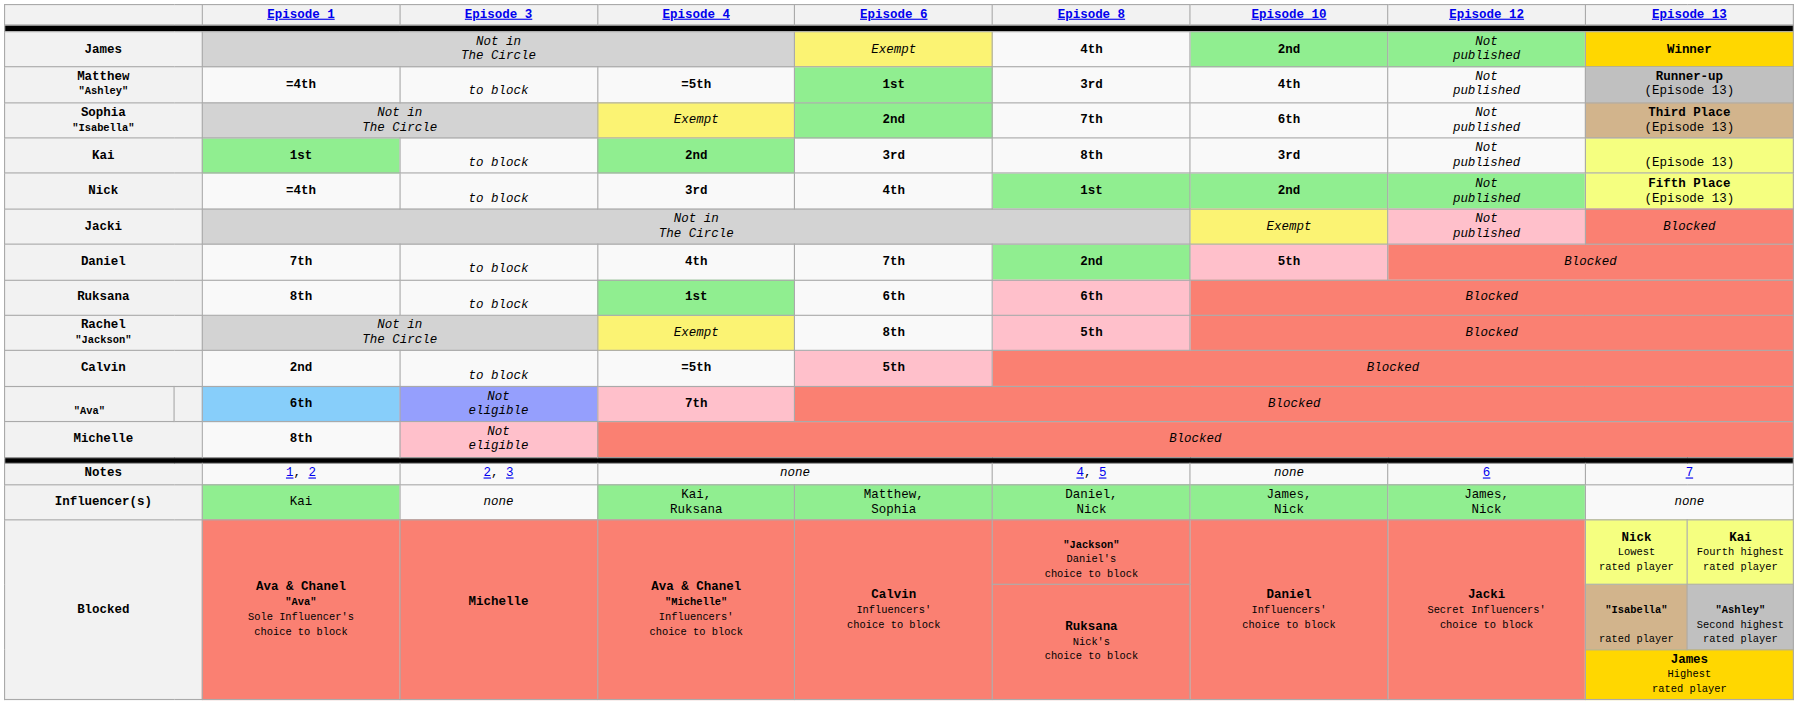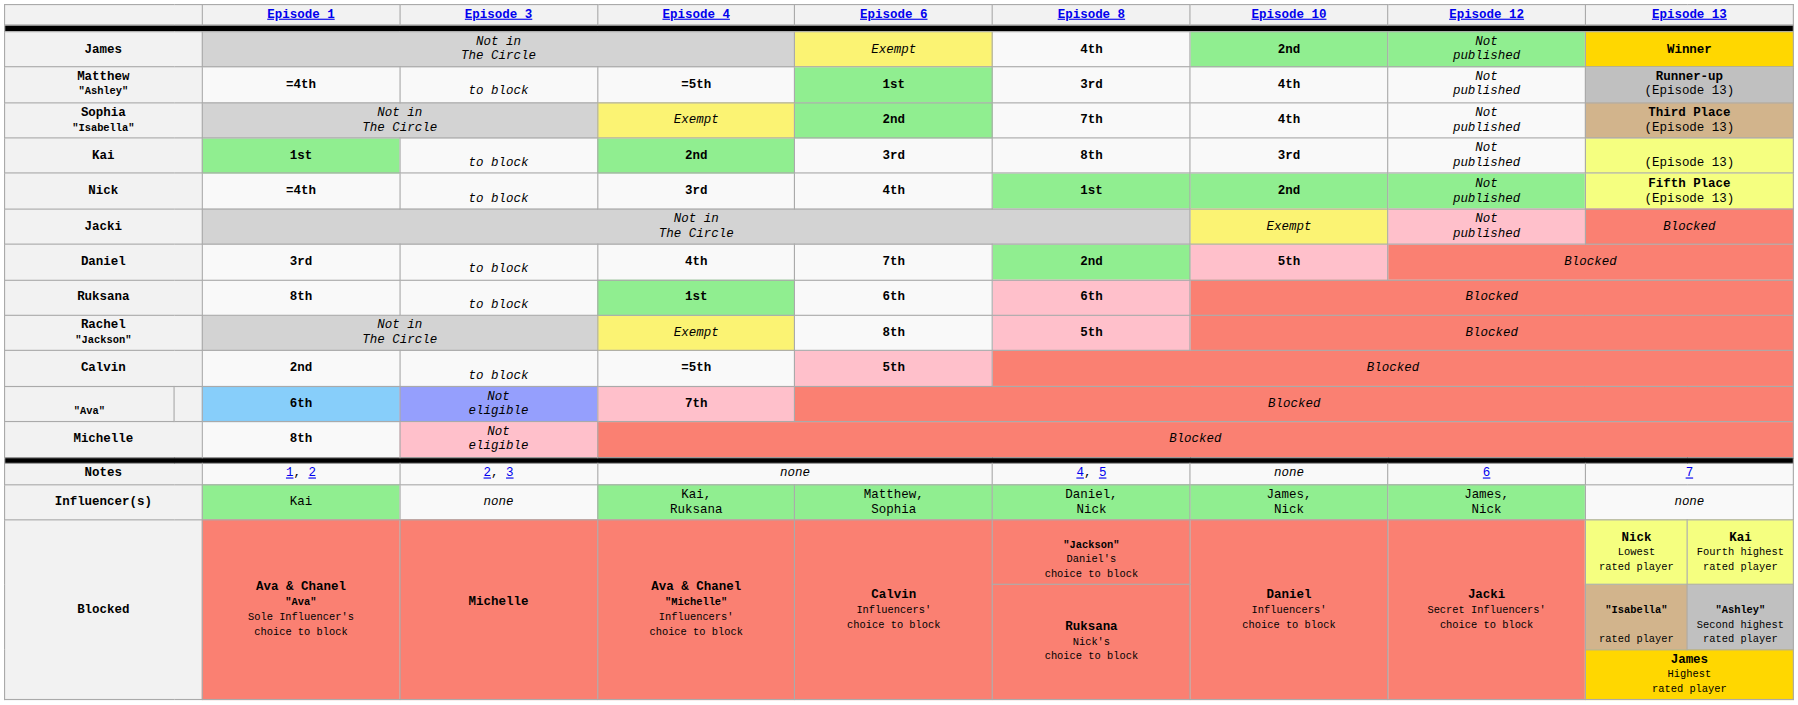(1289, 120) 6th -> (1289, 120) 4th
(301, 262) 7th -> (301, 262) 3rd
